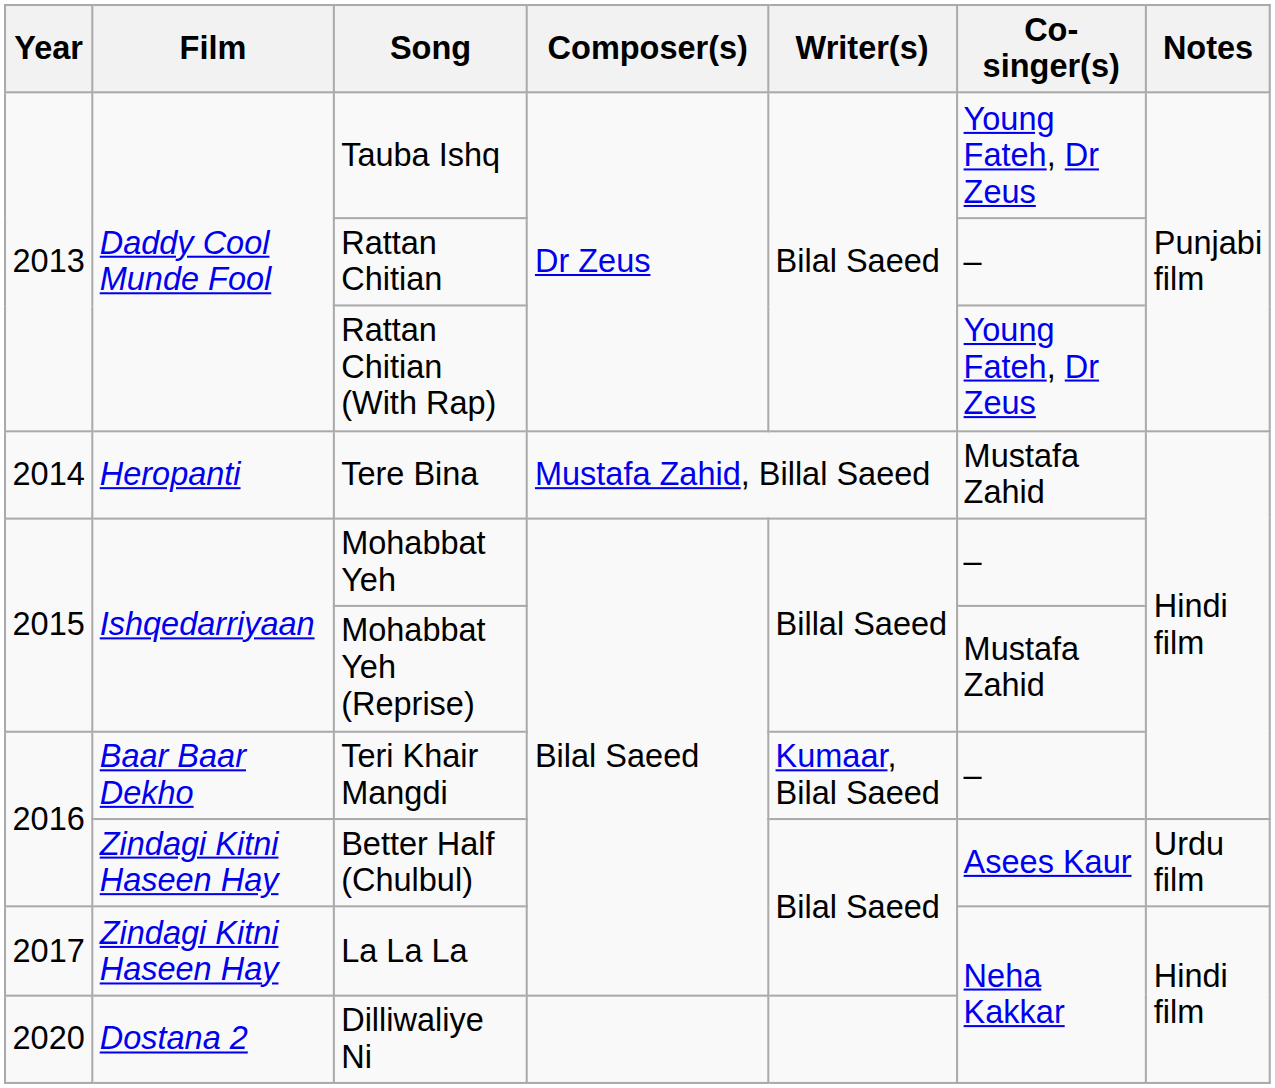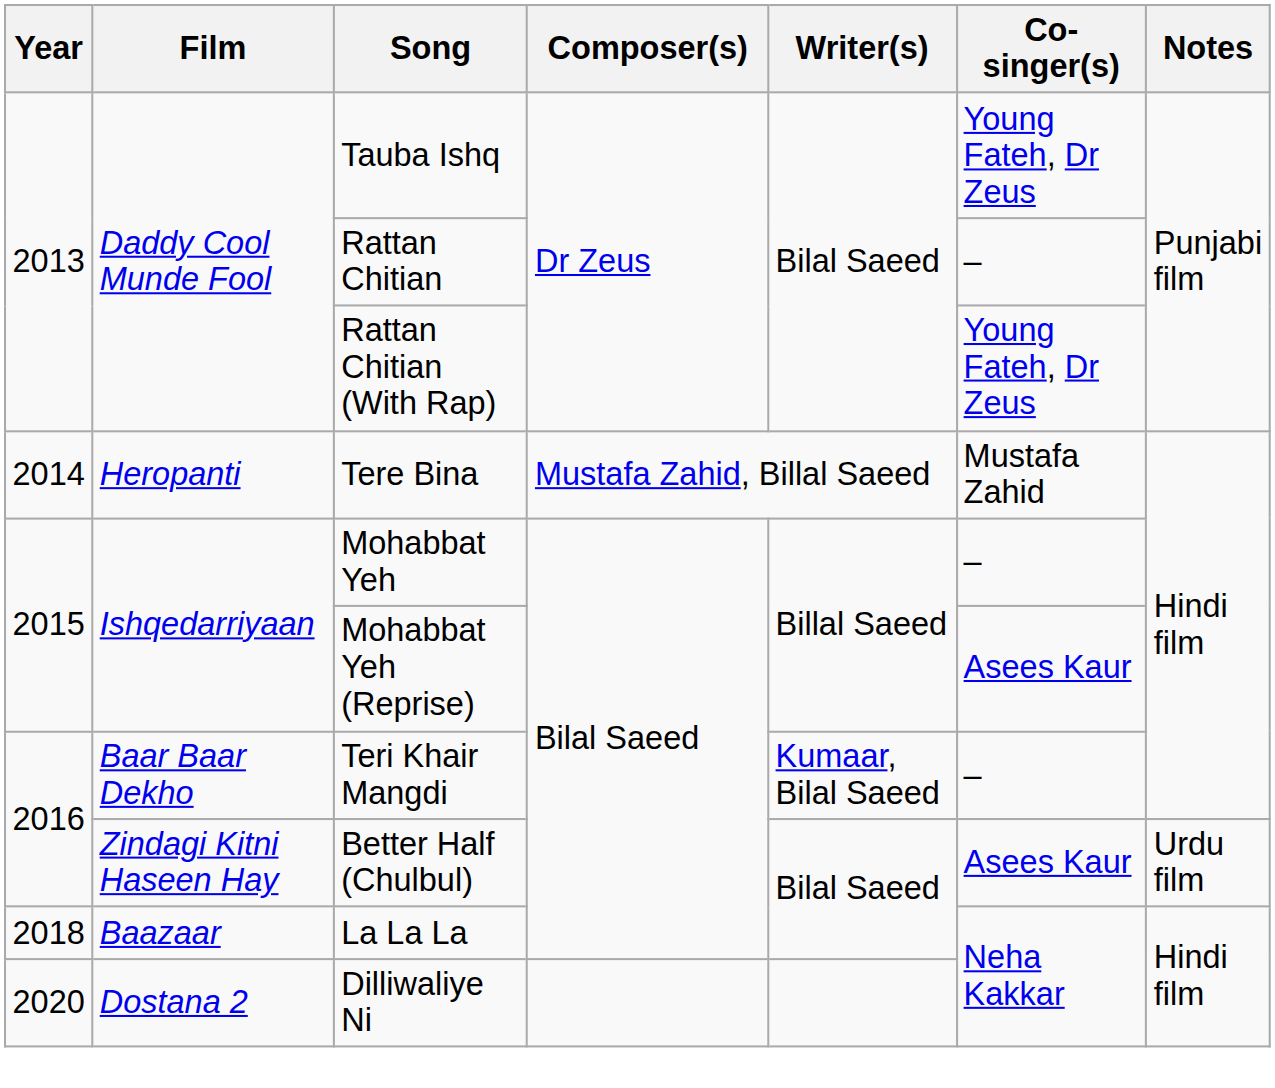(1021, 668) Mustafa Zahid -> (1048, 668) Asees Kaur
(49, 950) 2017 -> (49, 932) 2018
(189, 950) Zindagi Kitni Haseen Hay -> (160, 932) Baazaar
